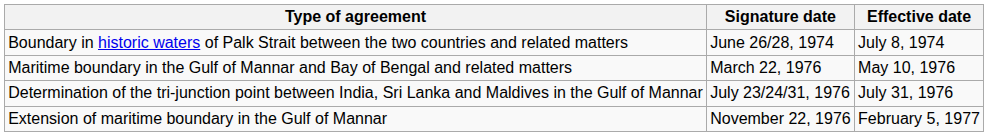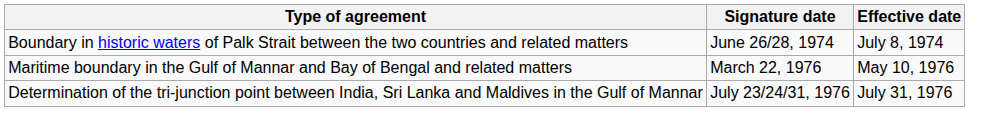- row: (198, 118)
